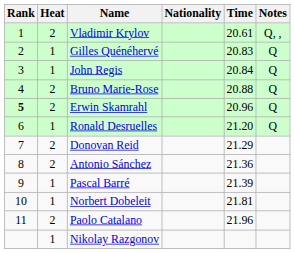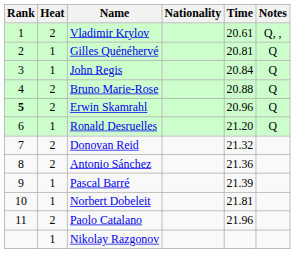(240, 51) 20.83 -> (240, 51) 20.81
(240, 145) 21.29 -> (240, 145) 21.32
